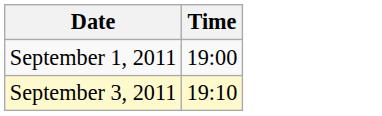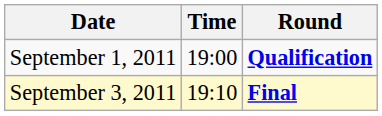+ column: (310, 22)
